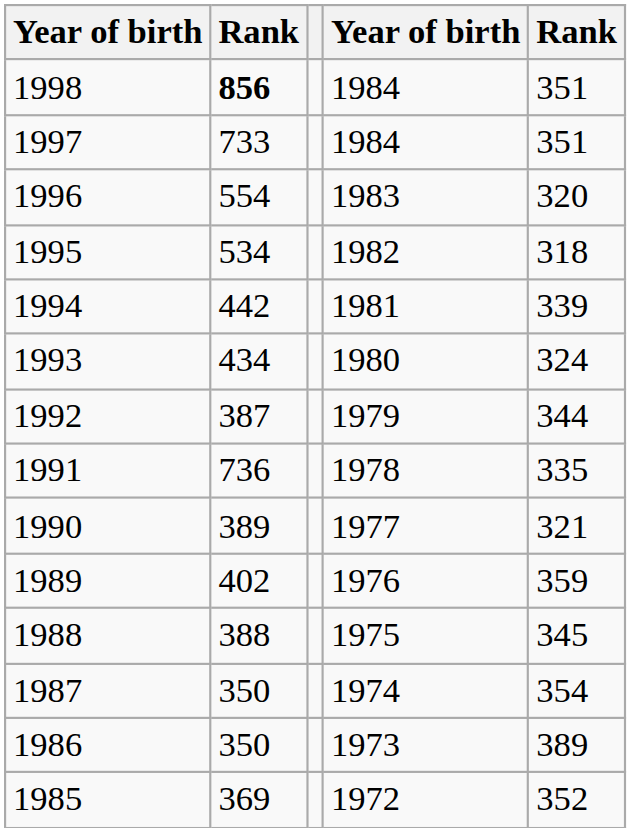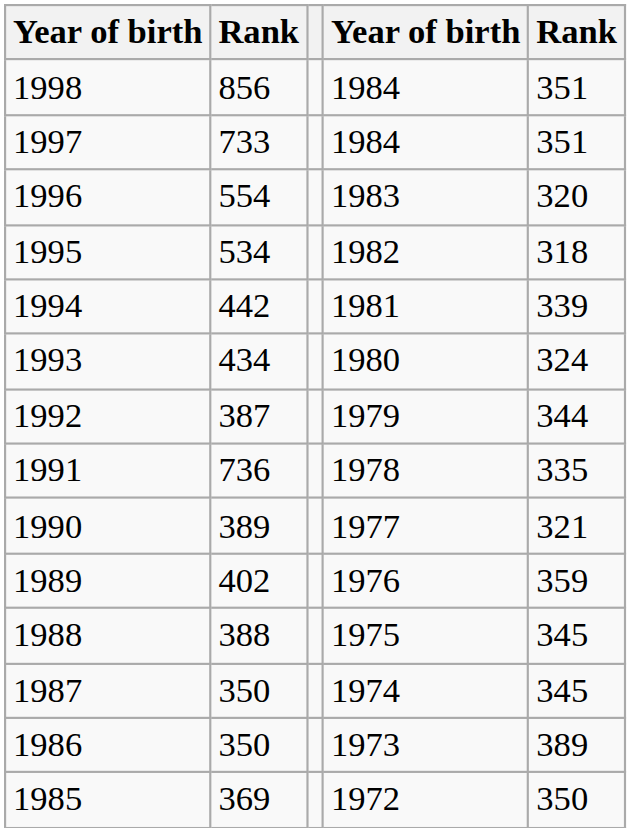(244, 86) bold -> (244, 86) normal
(562, 689) 354 -> (562, 689) 345
(562, 799) 352 -> (562, 799) 350
